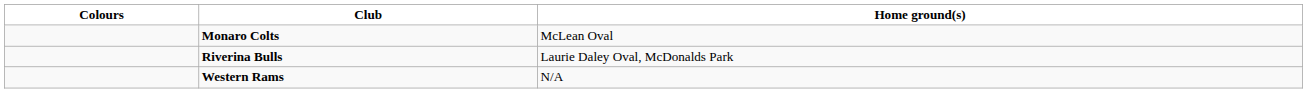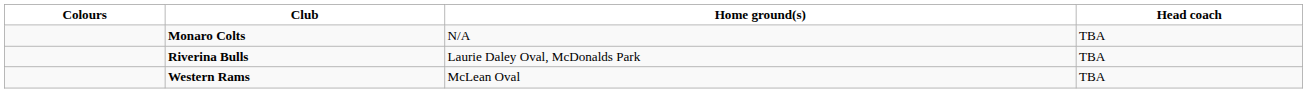+ column: (1189, 14)
(577, 35) McLean Oval -> (459, 35) N/A
(552, 77) N/A -> (484, 77) McLean Oval
